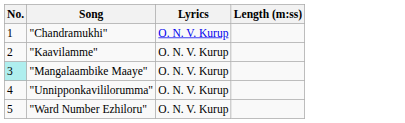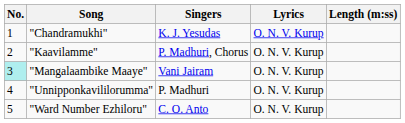+ column: (203, 14)
